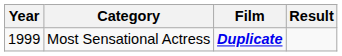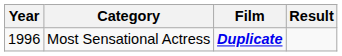(24, 39) 1999 -> (24, 39) 1996
